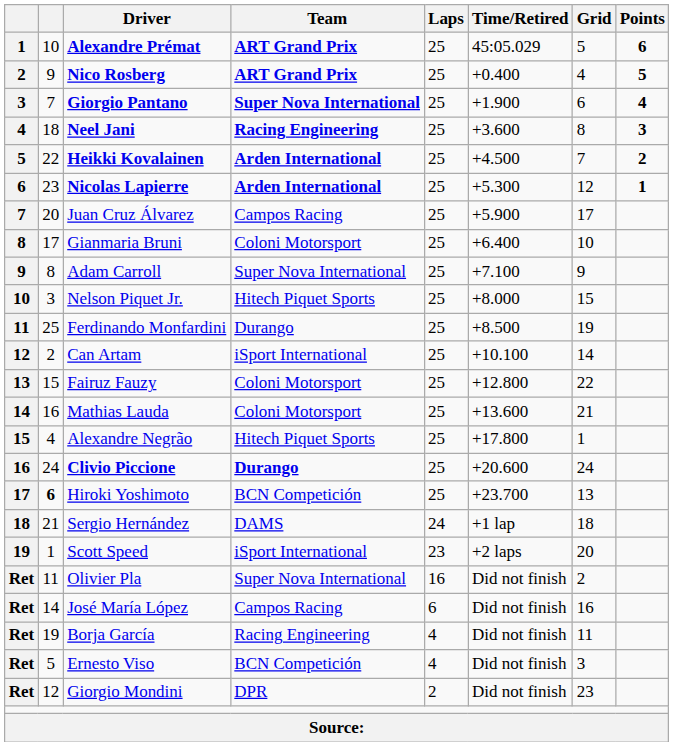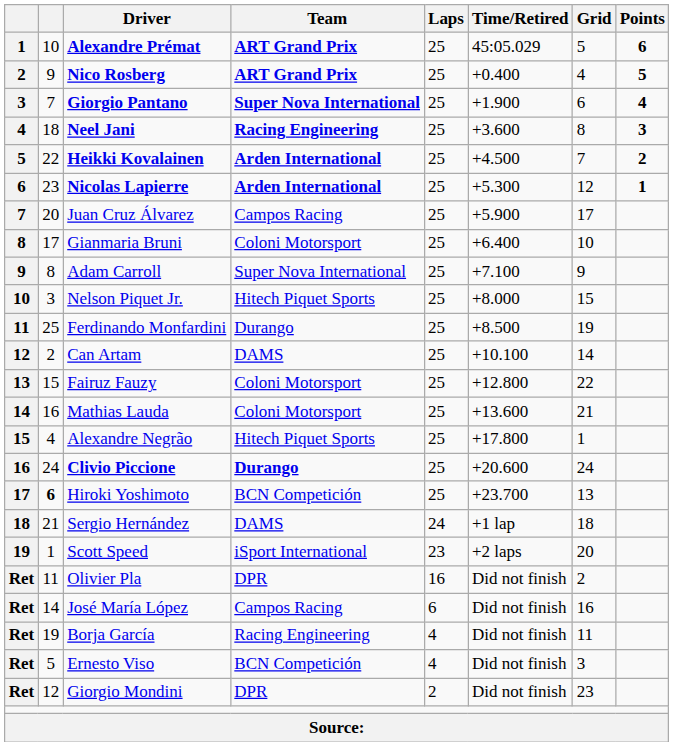(301, 354) iSport International -> (259, 354) DAMS
(320, 579) Super Nova International -> (251, 579) DPR
